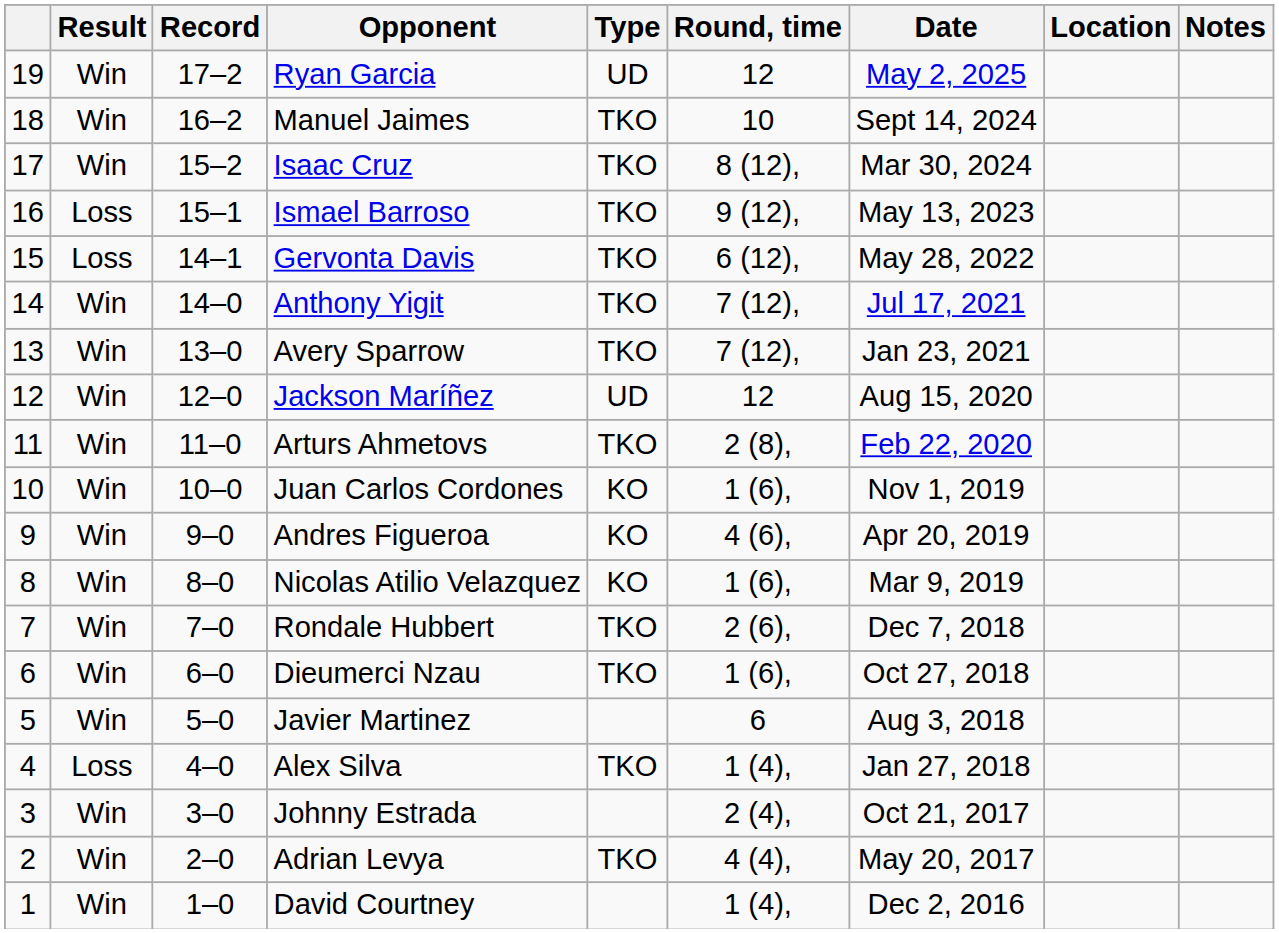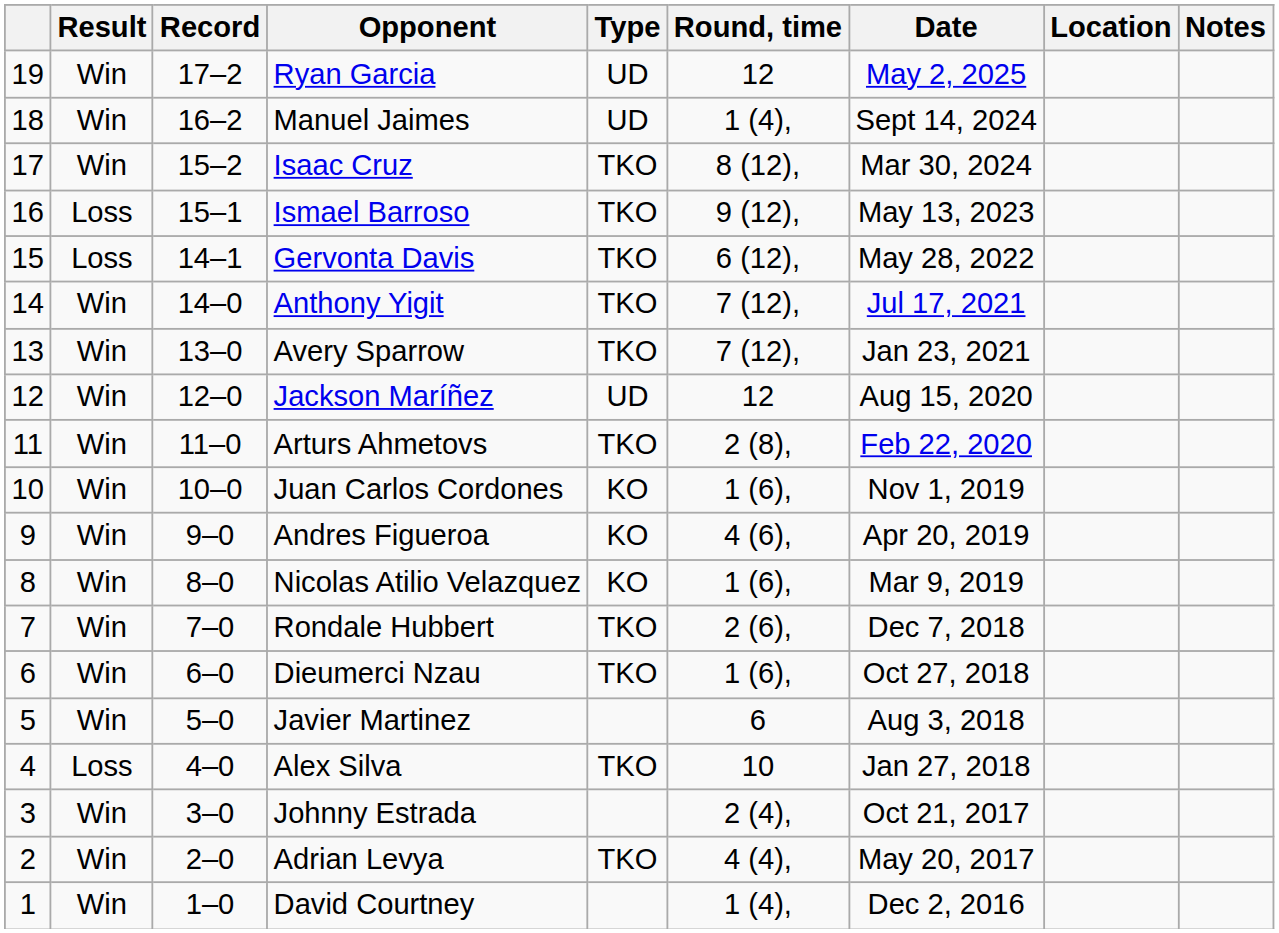(627, 119) TKO -> (627, 119) UD
(758, 119) 10 -> (758, 119) 1 (4),
(758, 766) 1 (4), -> (758, 766) 10
